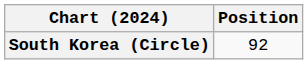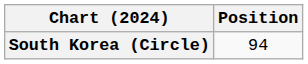(258, 46) 92 -> (258, 46) 94
